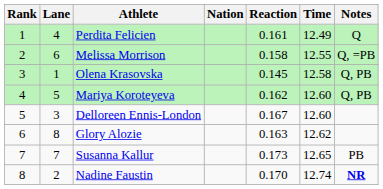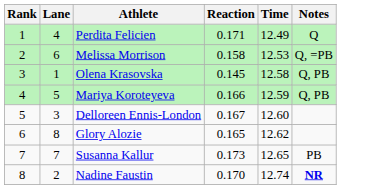- column: (225, 14)
(273, 34) 0.161 -> (231, 34) 0.171
(317, 54) 12.55 -> (275, 54) 12.53
(273, 94) 0.162 -> (231, 94) 0.166
(317, 94) 12.60 -> (275, 94) 12.59
(273, 134) 0.163 -> (231, 134) 0.165
